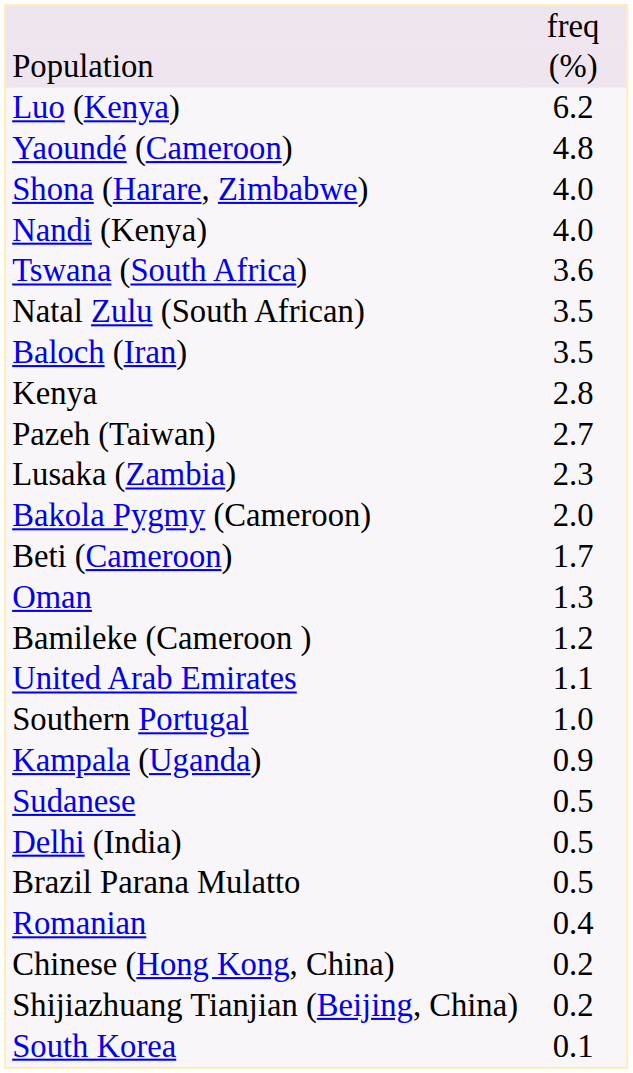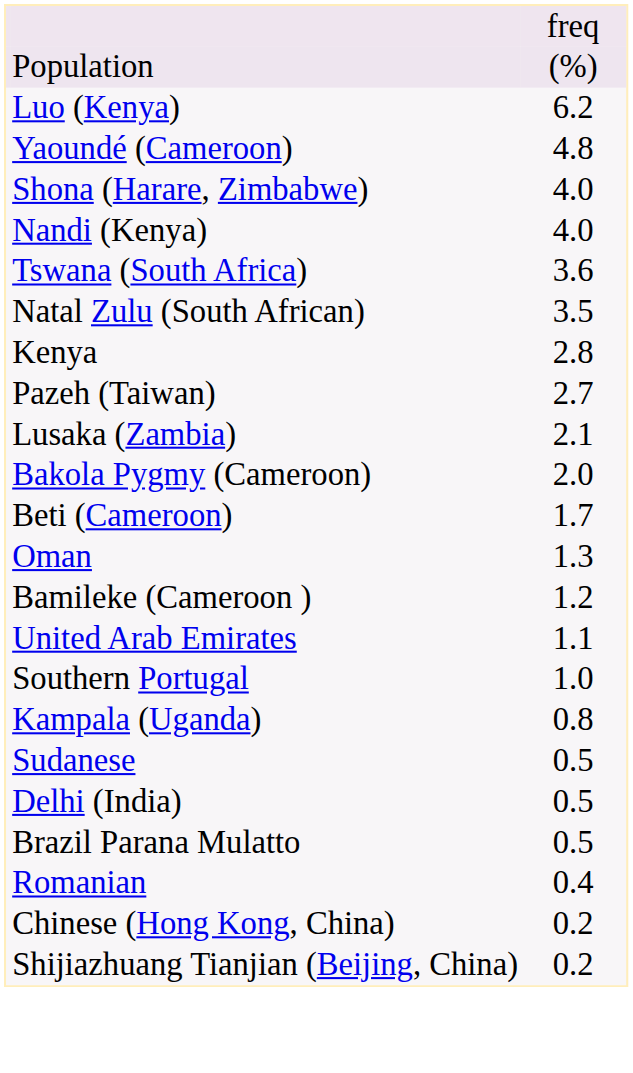- row: (100, 352)
(573, 474) 2.3 -> (573, 433) 2.1
(573, 760) 0.9 -> (573, 719) 0.8
- row: (94, 1045)
